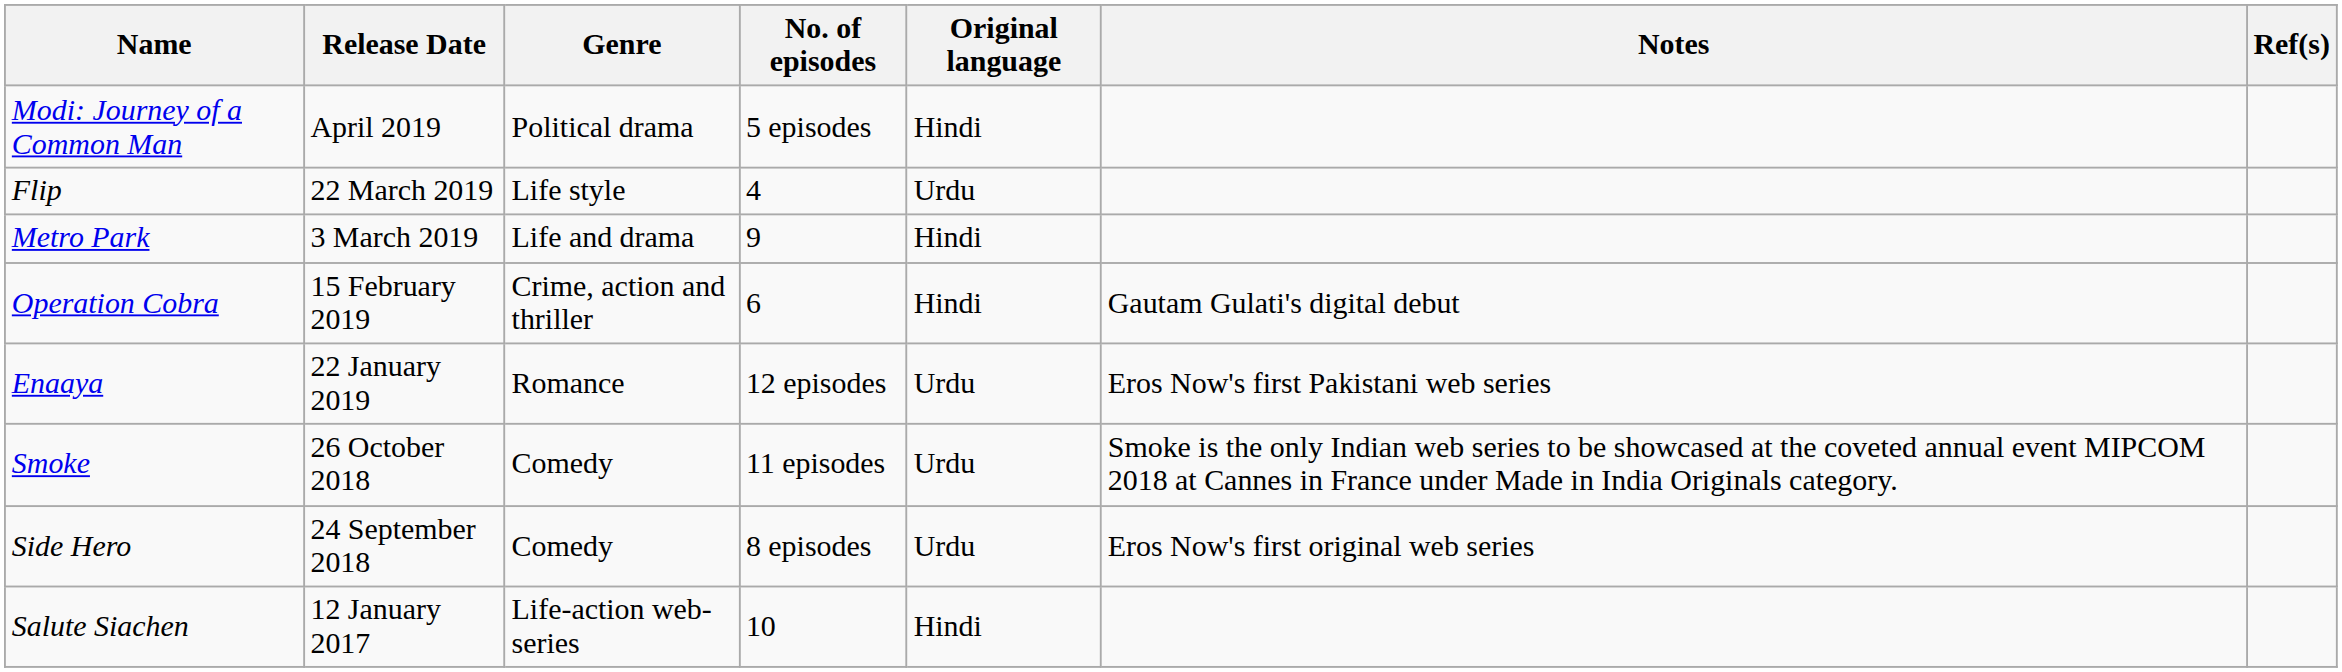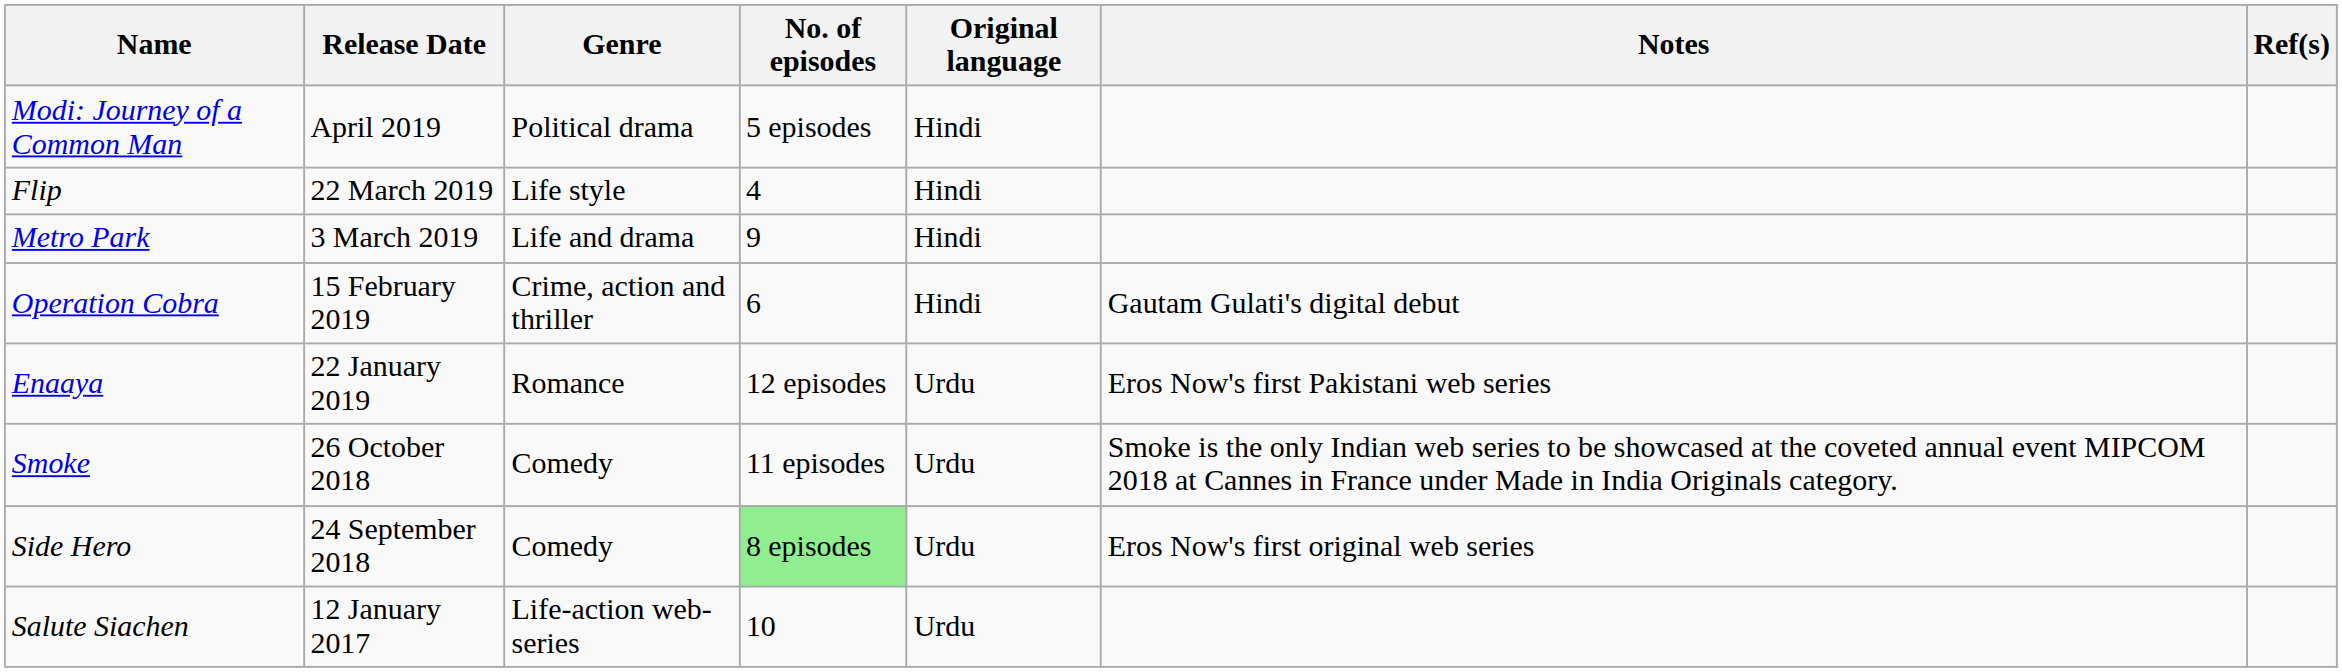(944, 190) Urdu -> (948, 190) Hindi
(809, 545) no background -> (809, 545) lightgreen background
(948, 626) Hindi -> (944, 626) Urdu
